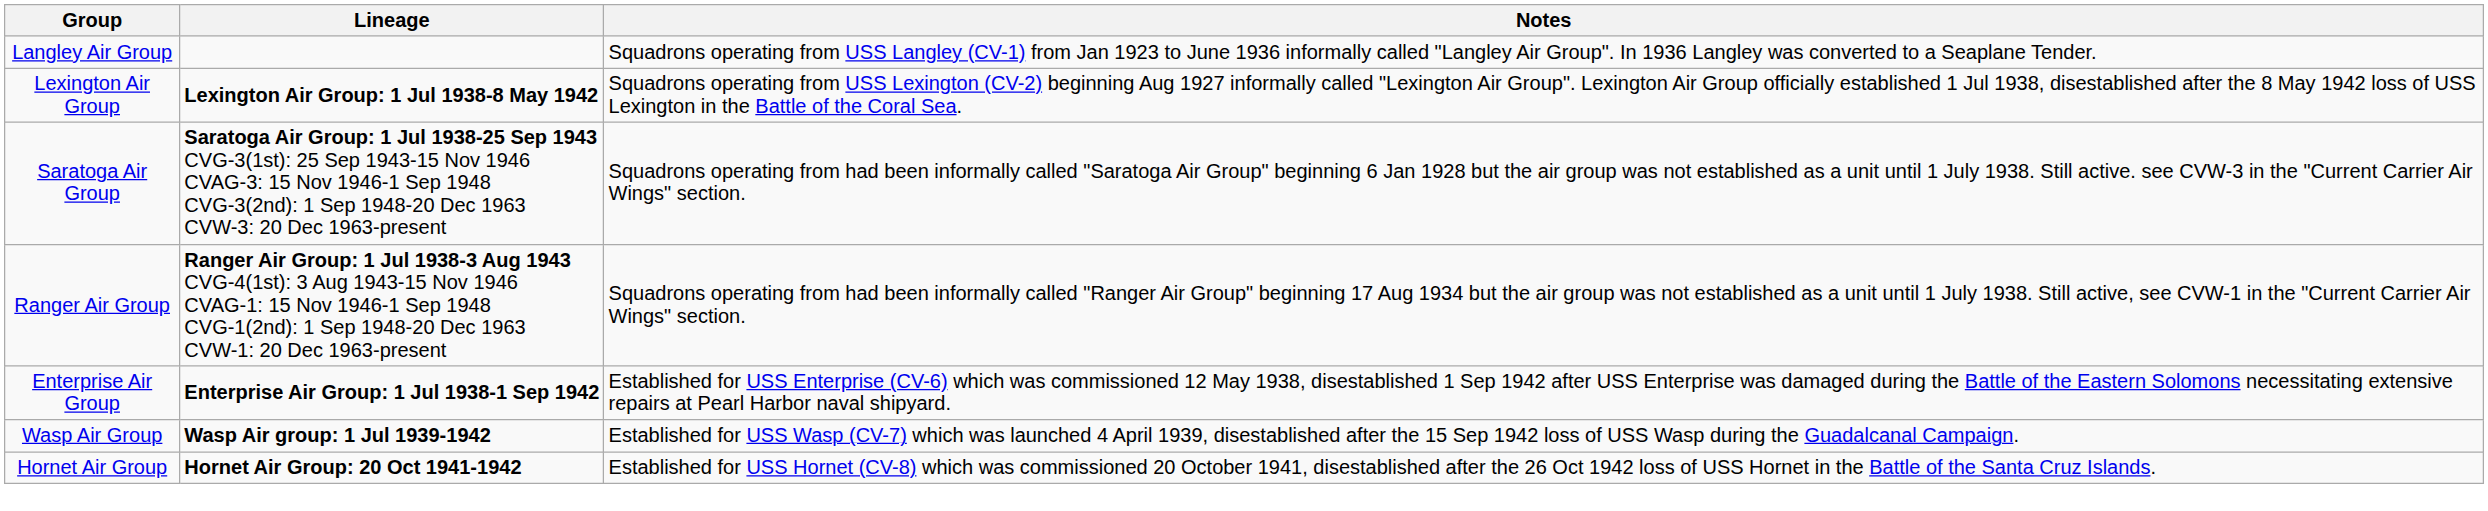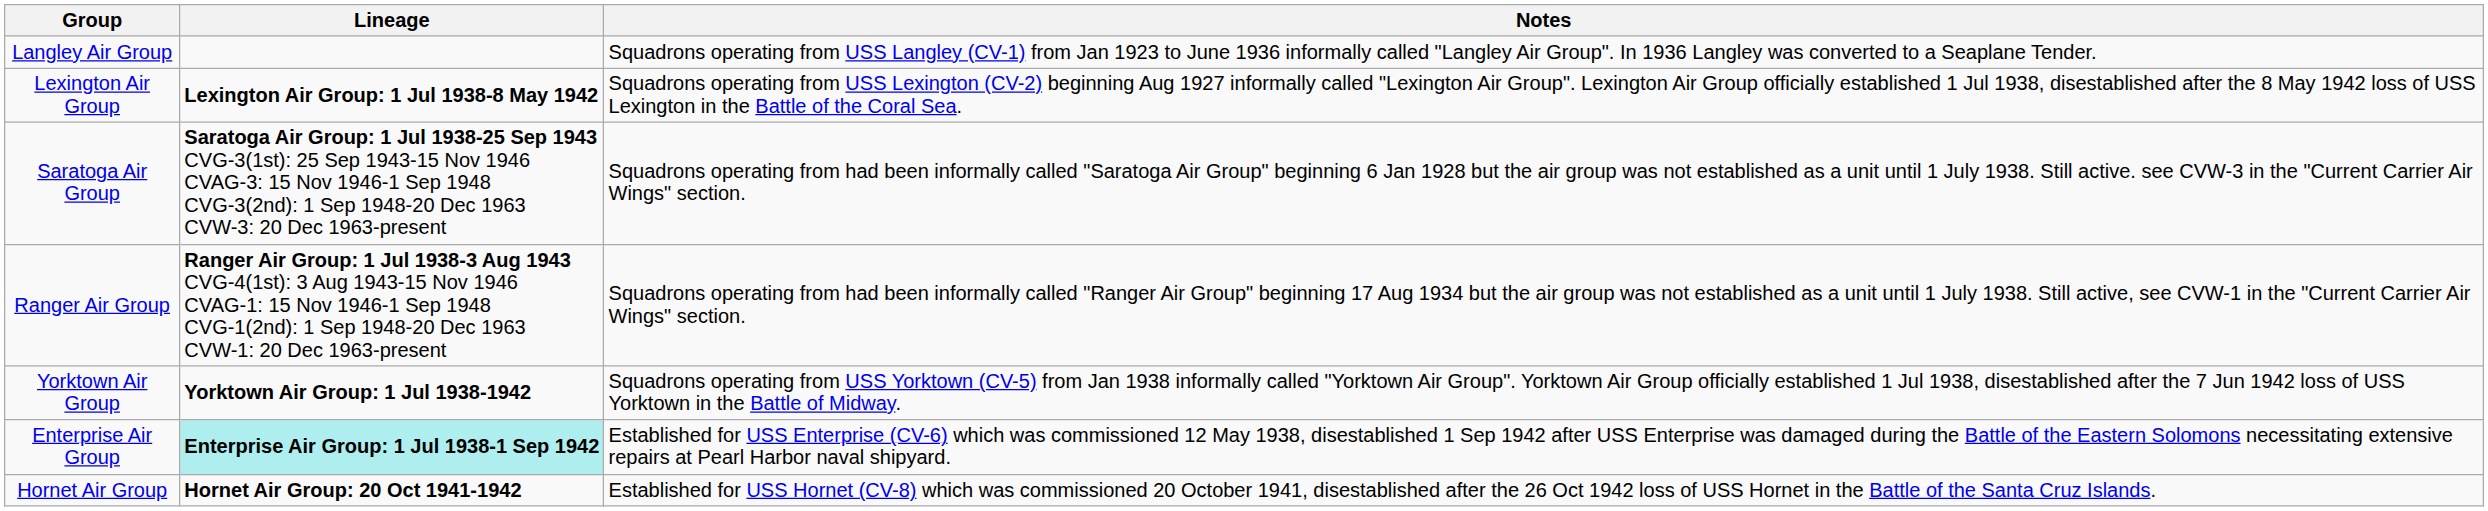+ row: (92, 392)
(392, 392) no background -> (392, 446) paleturquoise background
- row: (92, 435)
